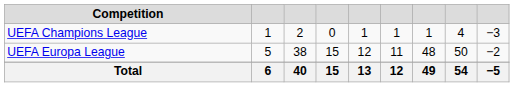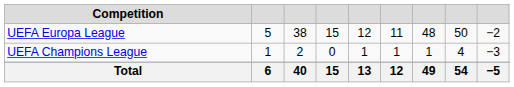rows swapped: (77, 33) <-> (66, 52)
